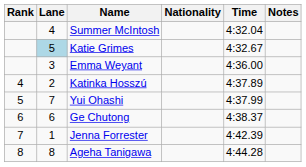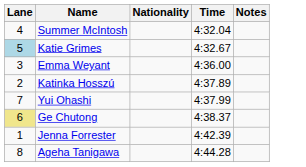- column: (20, 13)
(52, 118) no background -> (20, 118) khaki background
